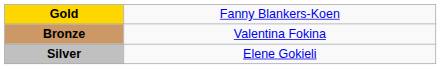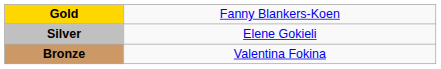rows swapped: (64, 53) <-> (64, 34)
